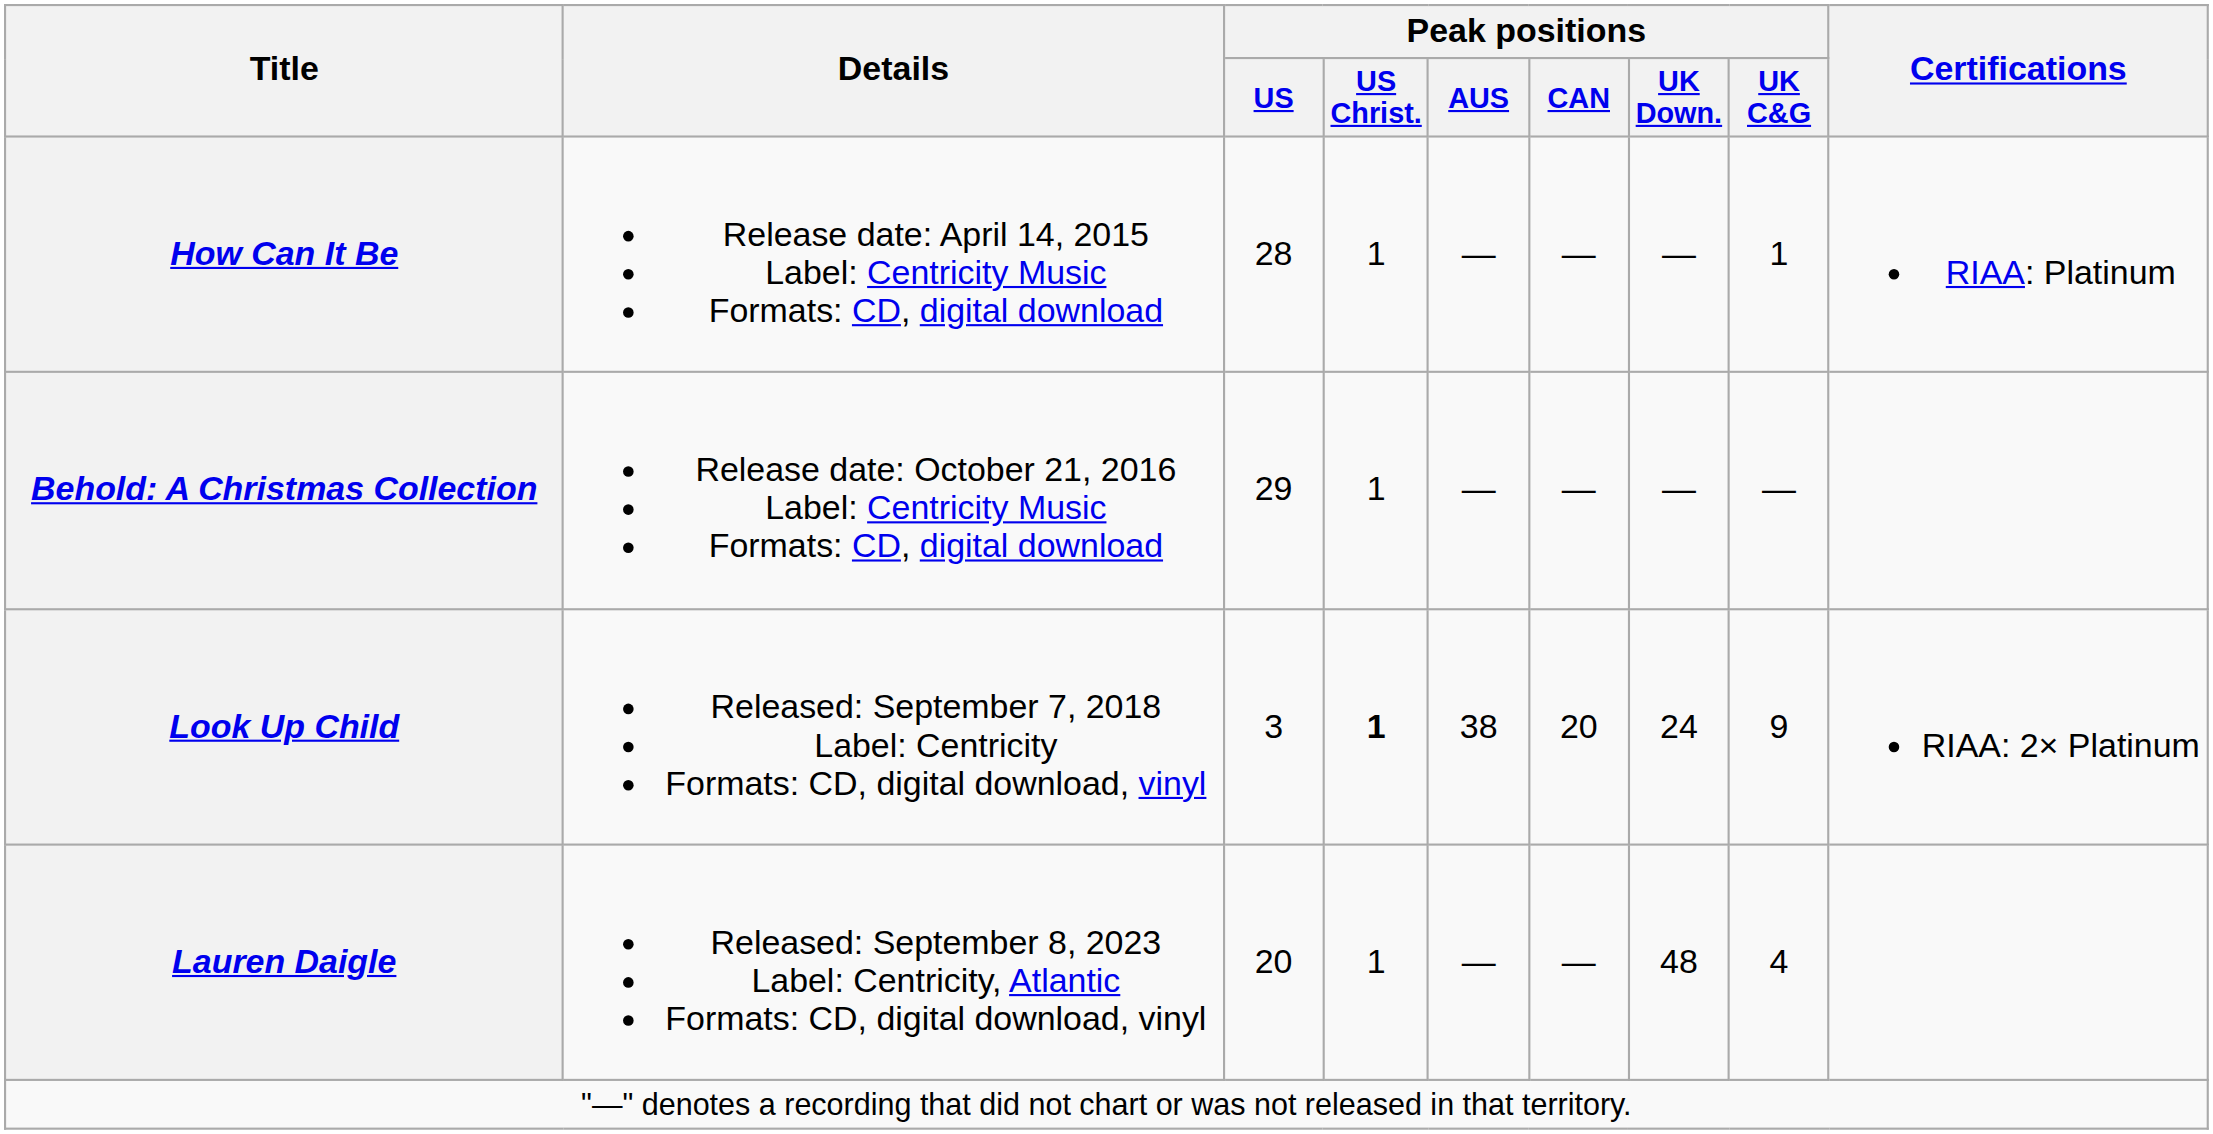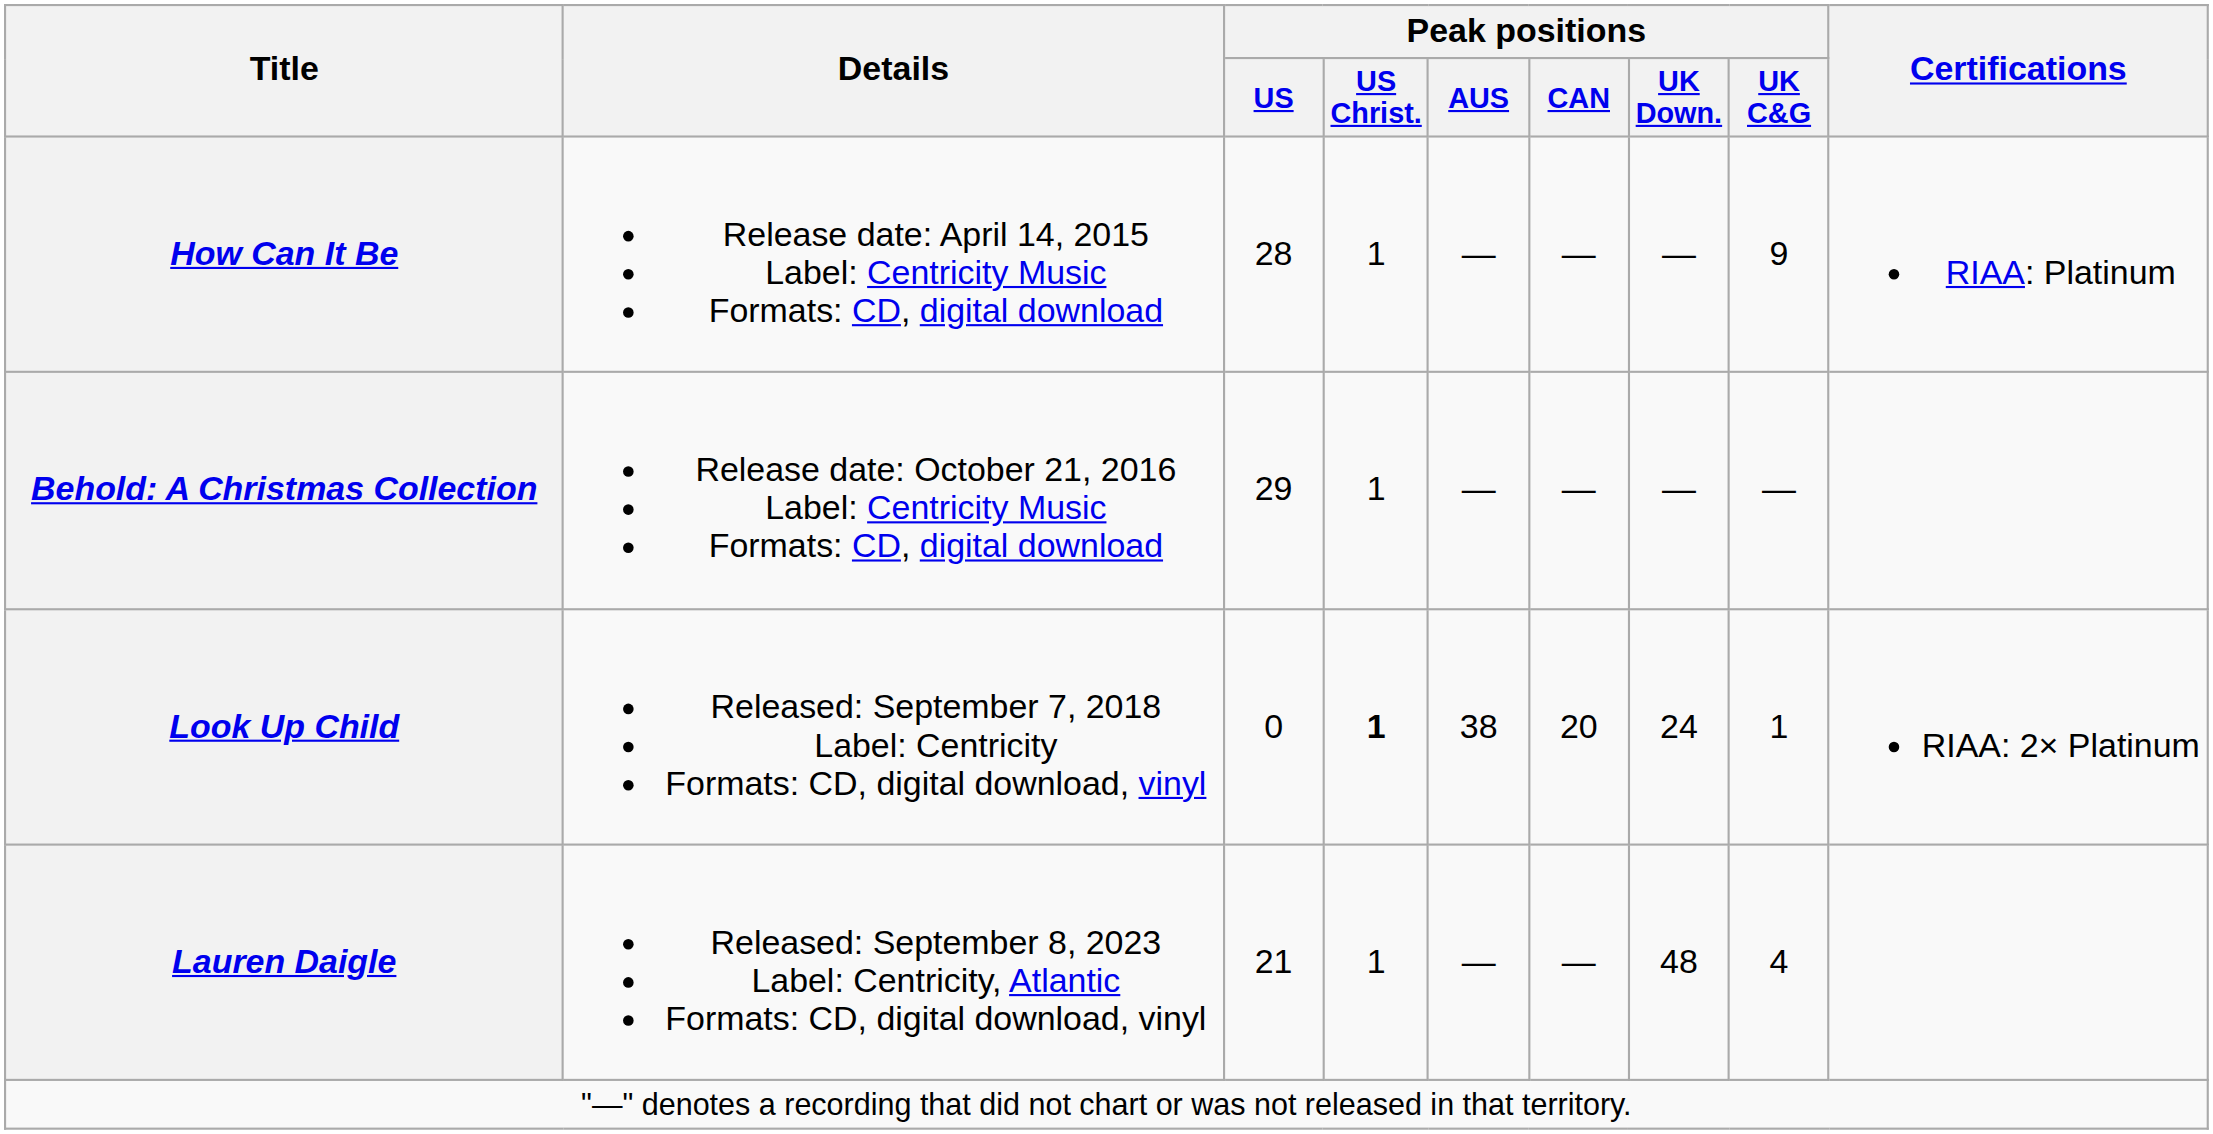(1779, 253) 1 -> (1779, 253) 9
(1274, 725) 3 -> (1274, 725) 0
(1779, 725) 9 -> (1779, 725) 1
(1274, 961) 20 -> (1274, 961) 21
